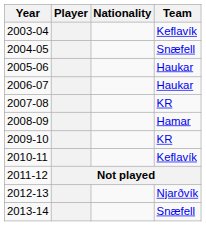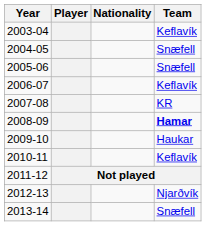(175, 67) Haukar -> (176, 67) Snæfell
(175, 85) Haukar -> (177, 85) Keflavík
(174, 121) normal -> (174, 121) bold
(164, 139) KR -> (175, 139) Haukar
